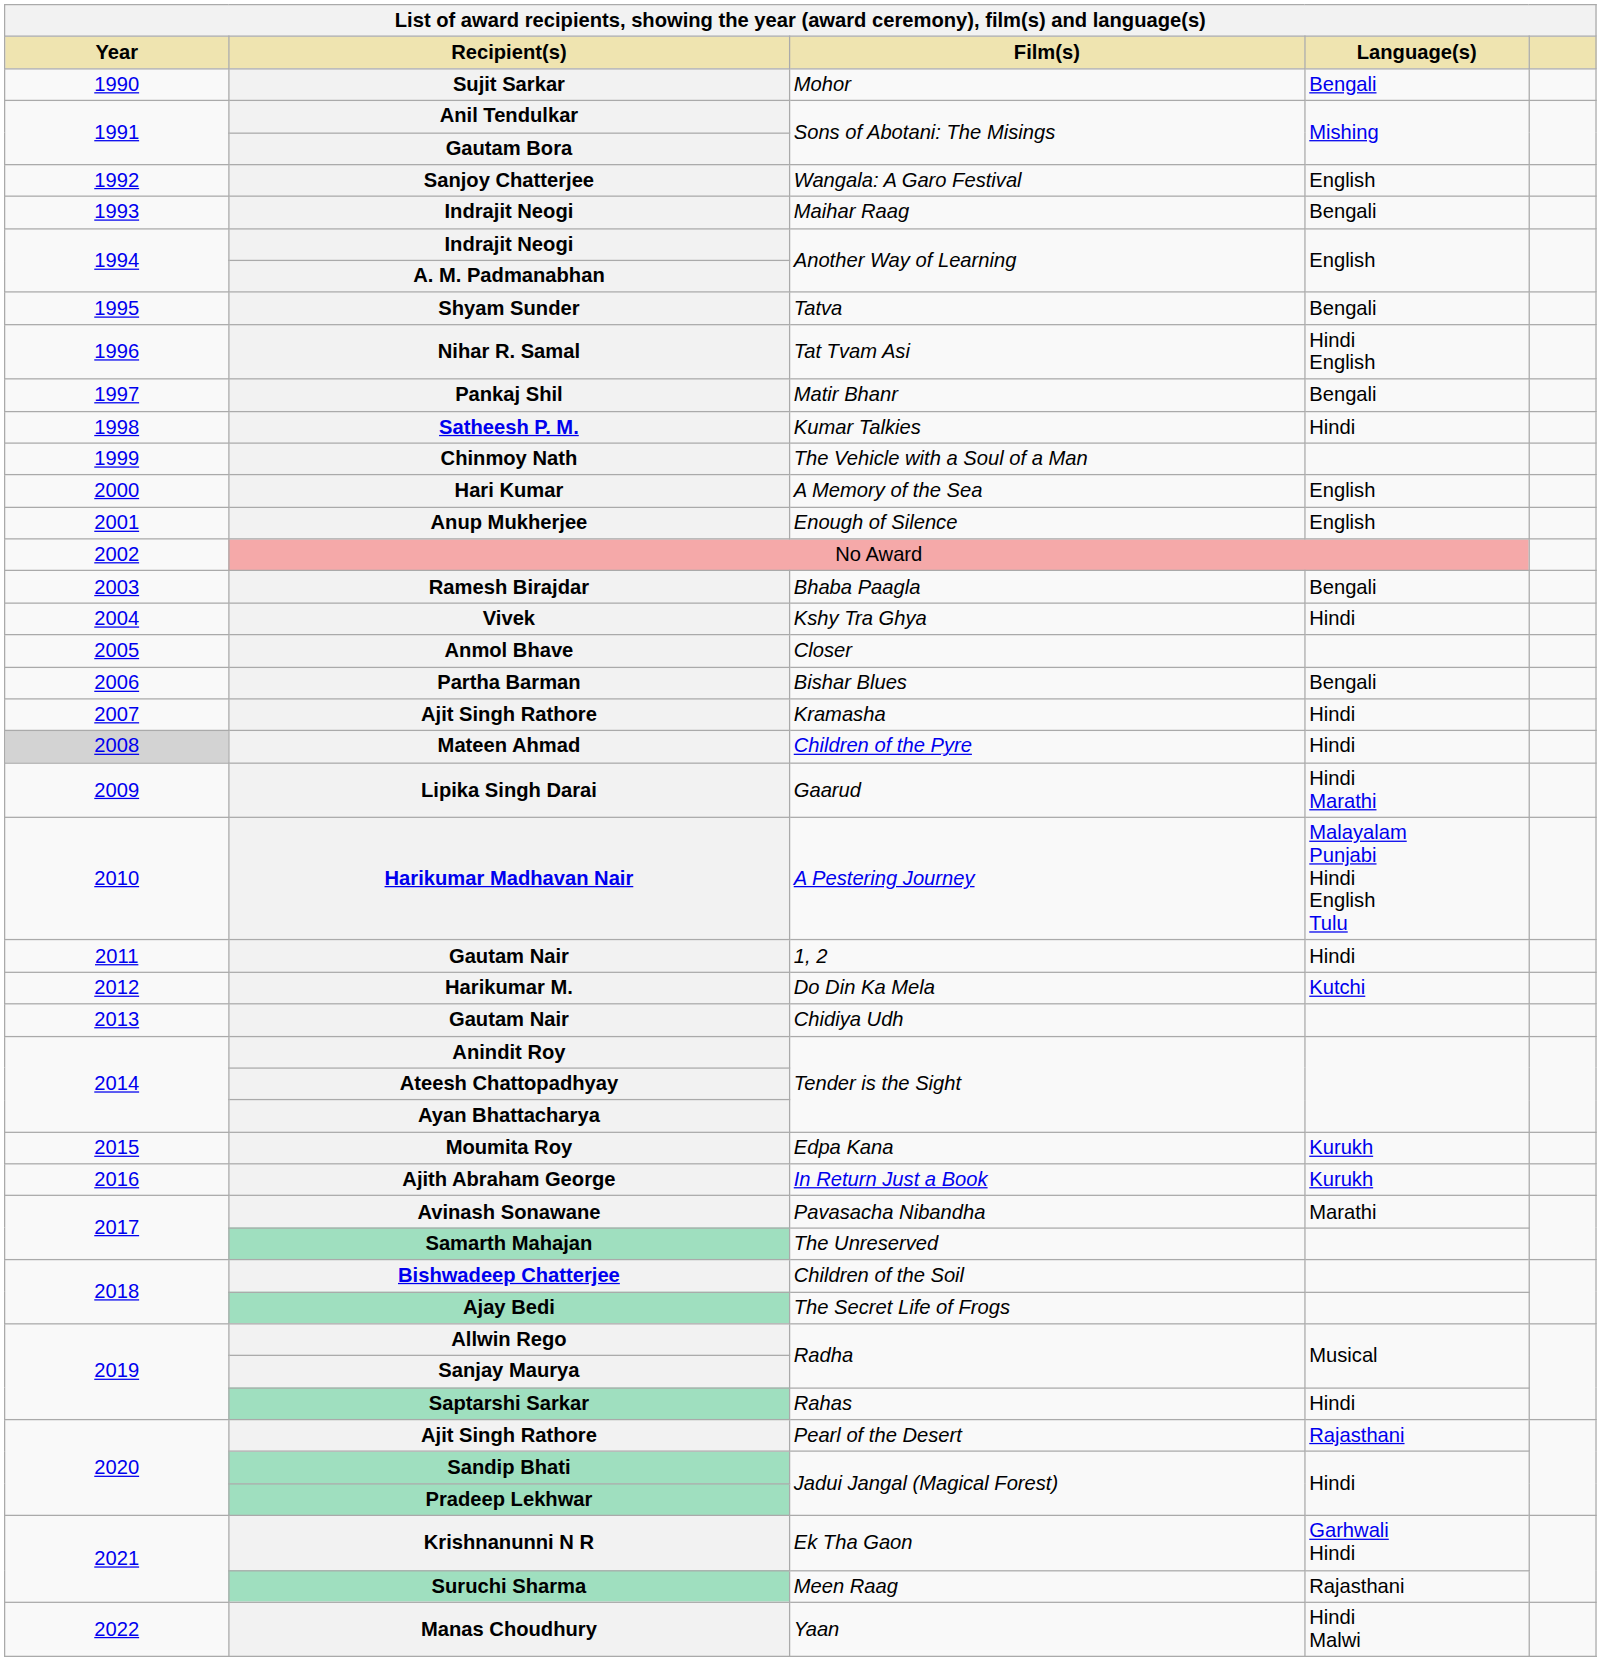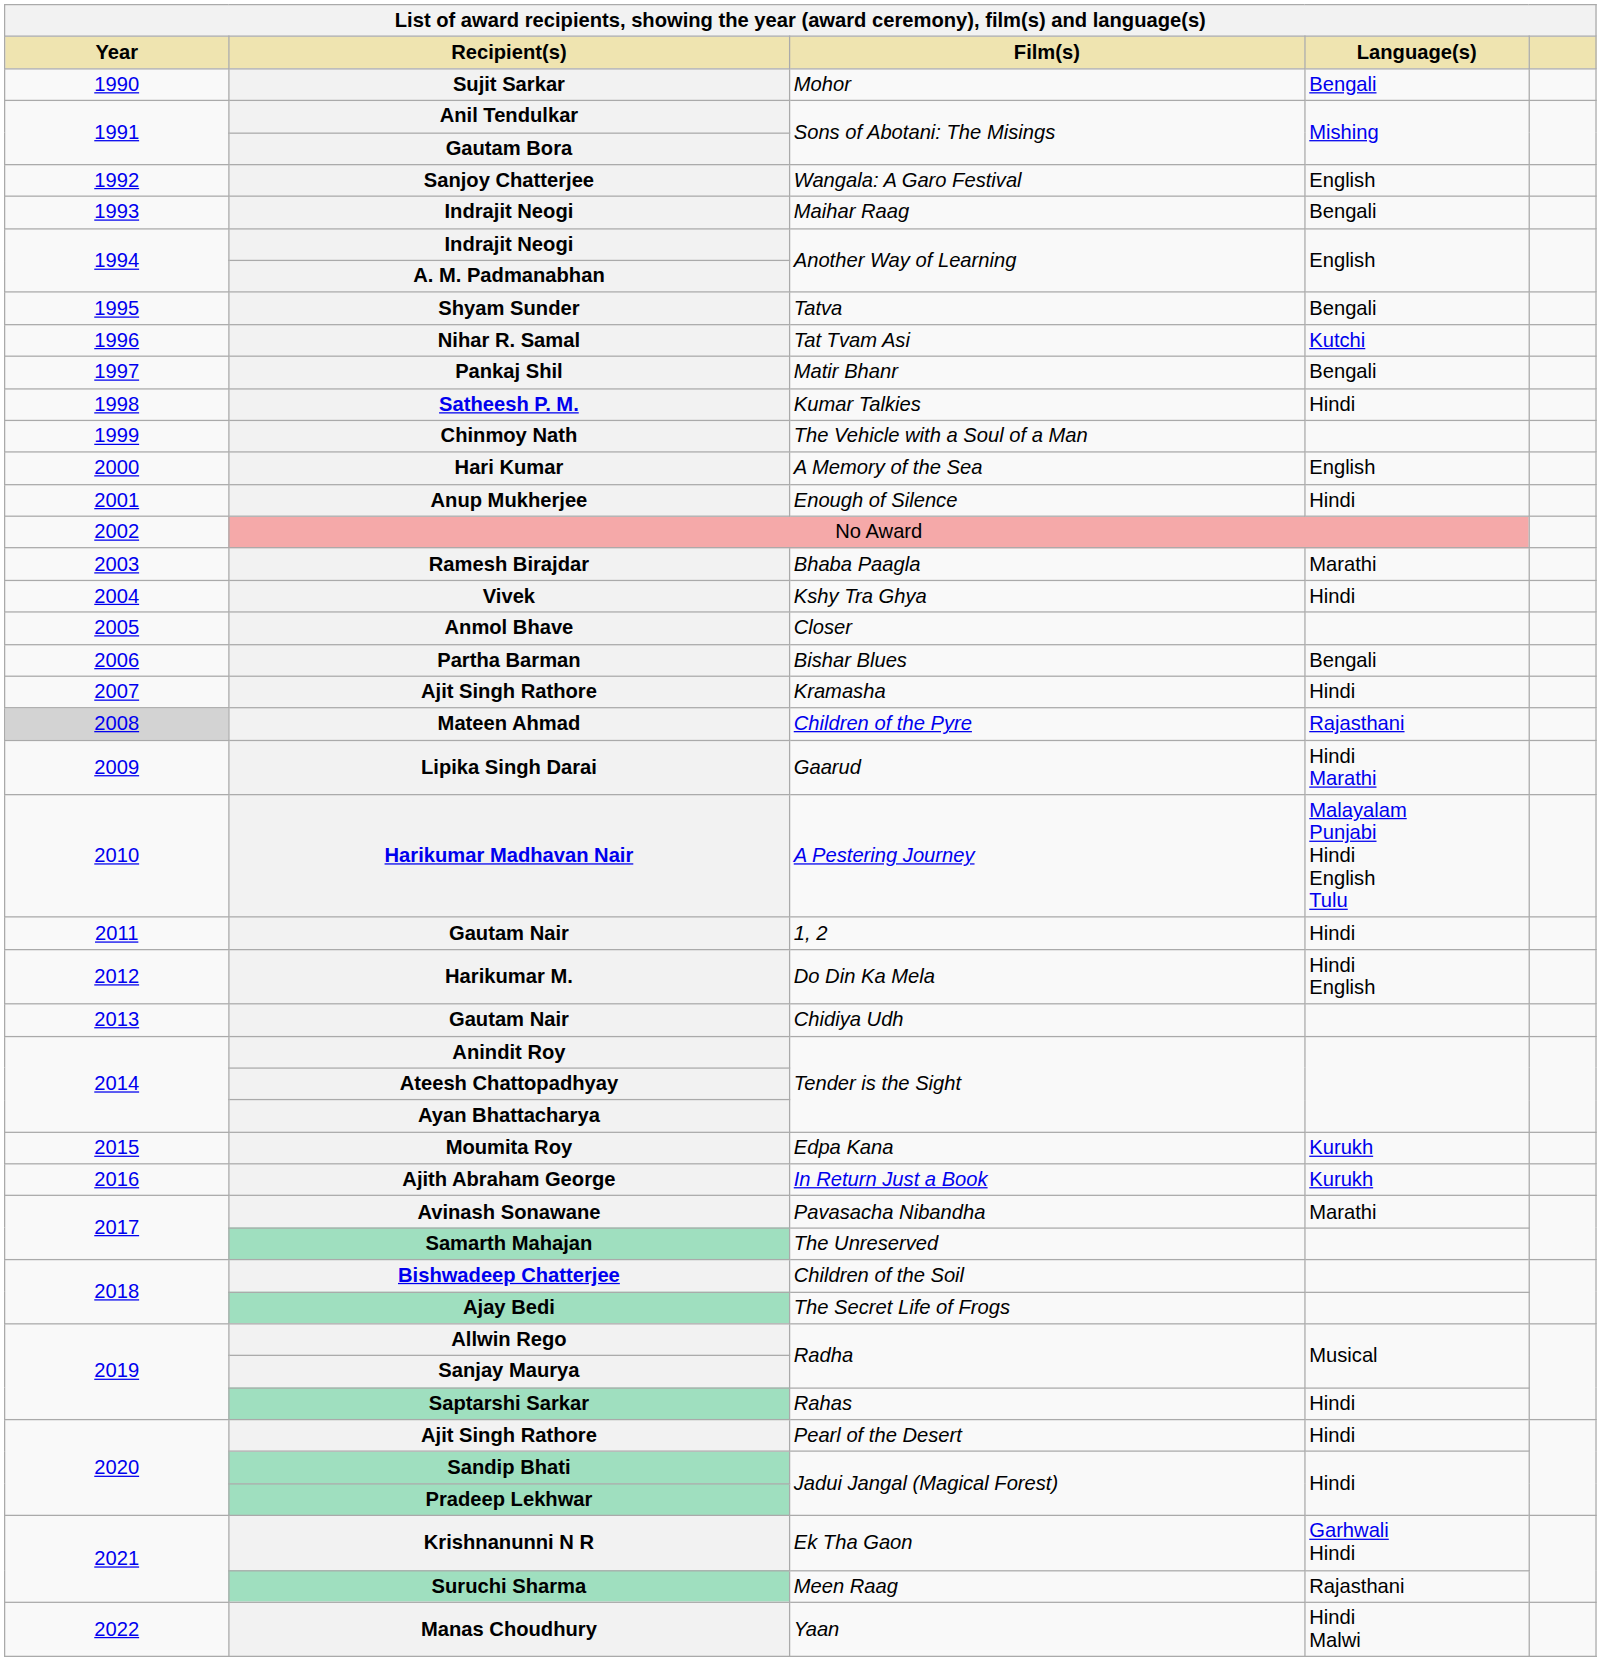(1342, 351) Hindi English -> (1337, 340) Kutchi
(1342, 522) English -> (1332, 500) Hindi
(1343, 586) Bengali -> (1343, 564) Marathi
(1332, 746) Hindi -> (1357, 723) Rajasthani
(1337, 987) Kutchi -> (1342, 976) Hindi English
(1357, 1435) Rajasthani -> (1332, 1435) Hindi
